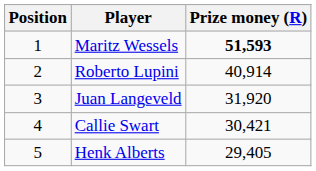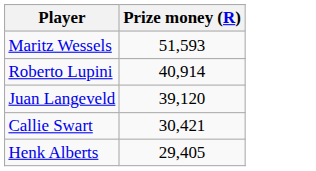- column: (38, 17)
(248, 44) bold -> (182, 44) normal
(248, 98) 31,920 -> (182, 98) 39,120
